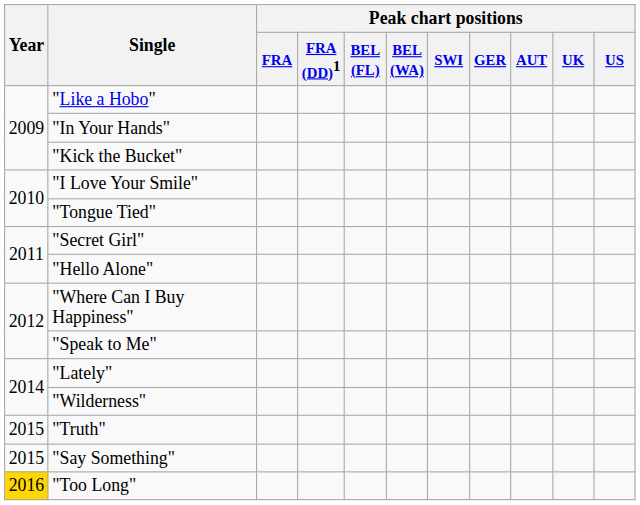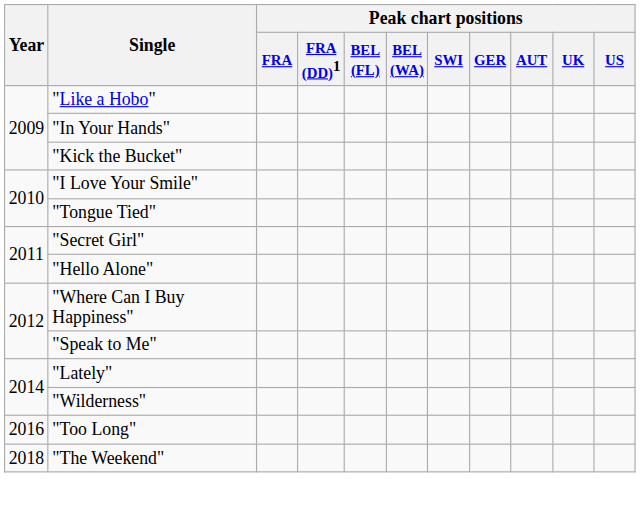- row: (79, 429)
- row: (114, 457)
(26, 485) gold background -> (26, 429) no background
+ row: (108, 457)
